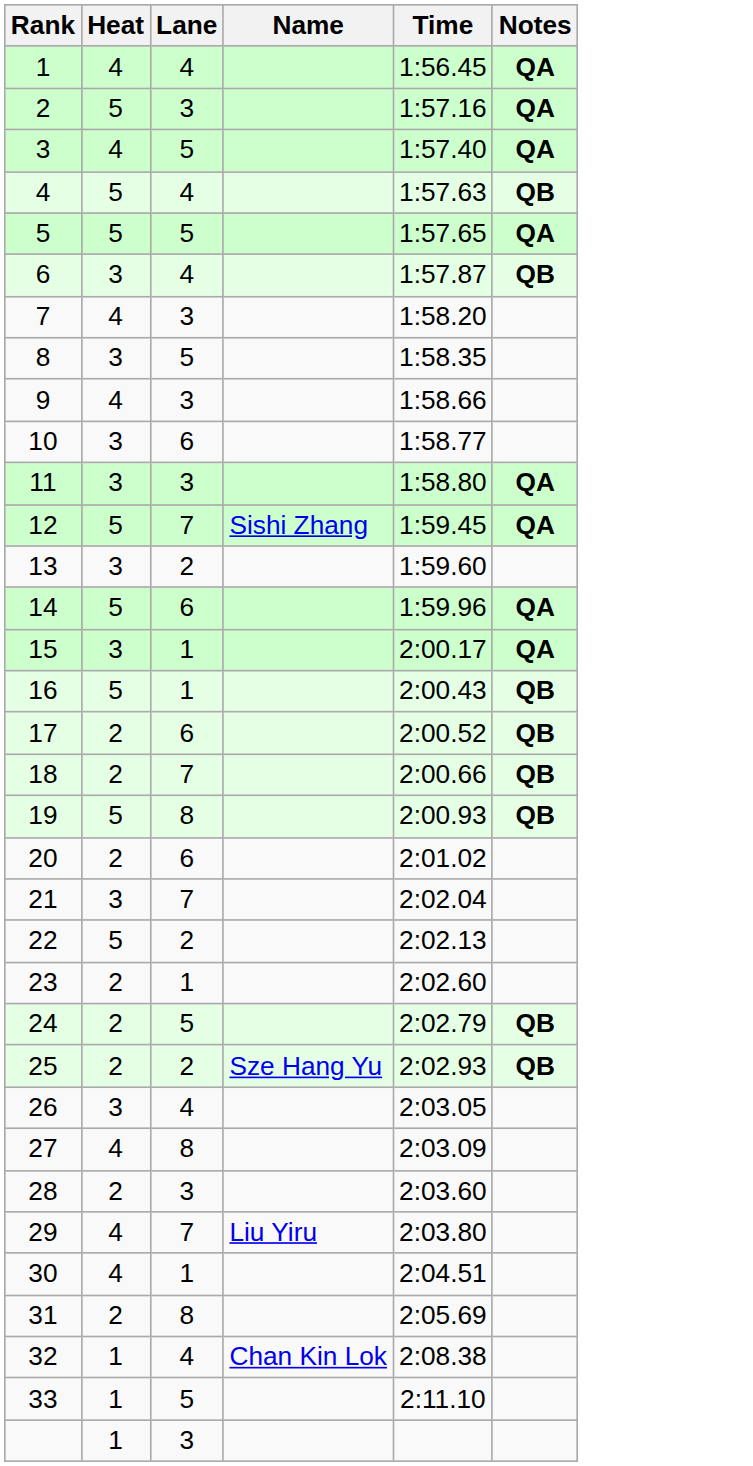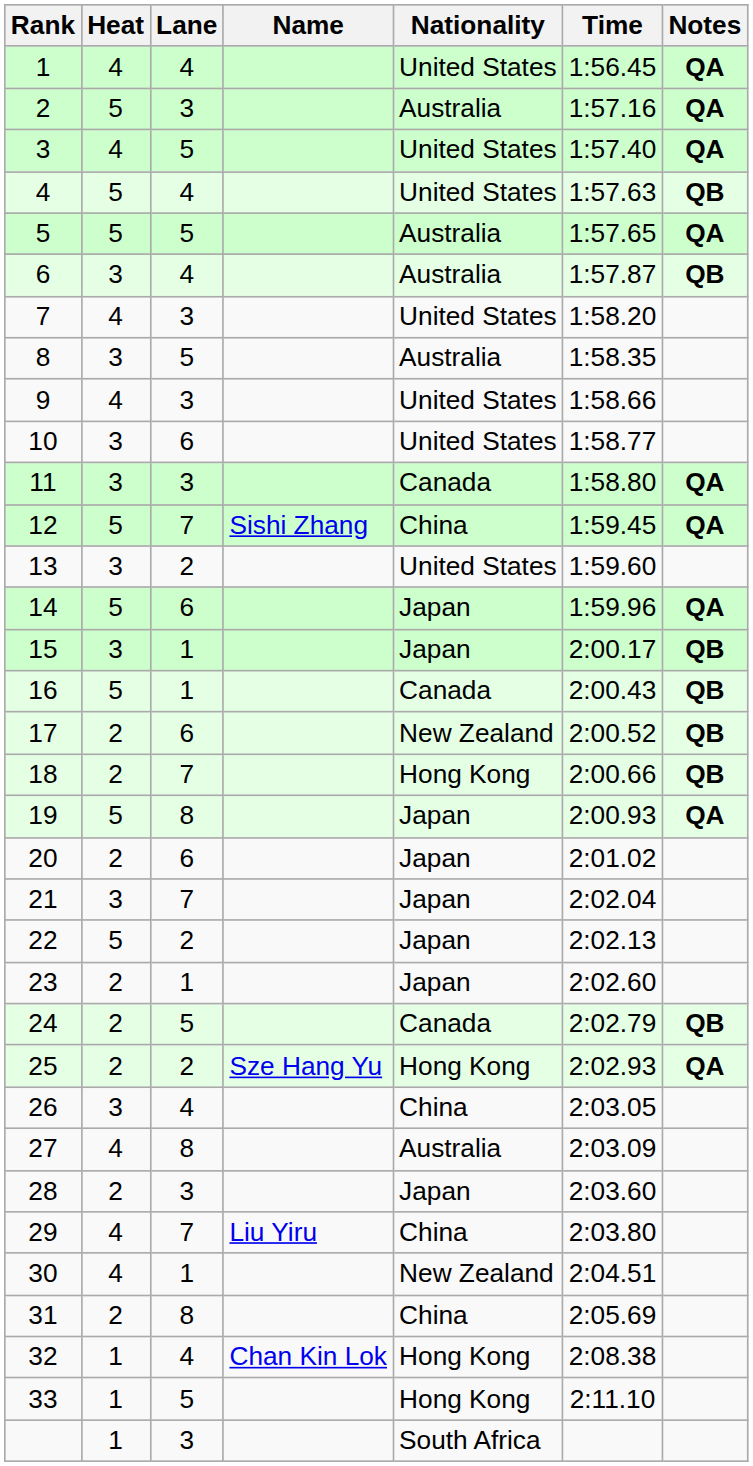+ column: (478, 25)
(535, 649) QA -> (705, 649) QB
(535, 815) QB -> (705, 815) QA
(535, 1065) QB -> (705, 1065) QA
